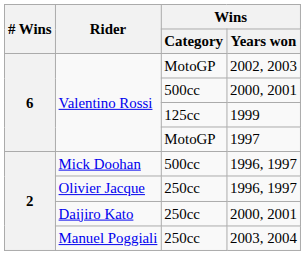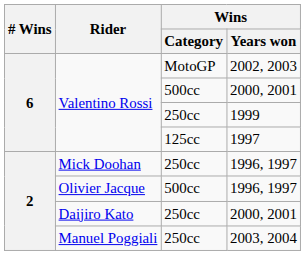(182, 115) 125cc -> (182, 115) 250cc
(190, 139) MotoGP -> (182, 139) 125cc
(182, 164) 500cc -> (182, 164) 250cc
(182, 188) 250cc -> (182, 188) 500cc
